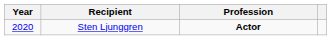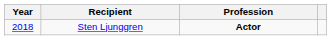(23, 27) 2020 -> (23, 27) 2018
